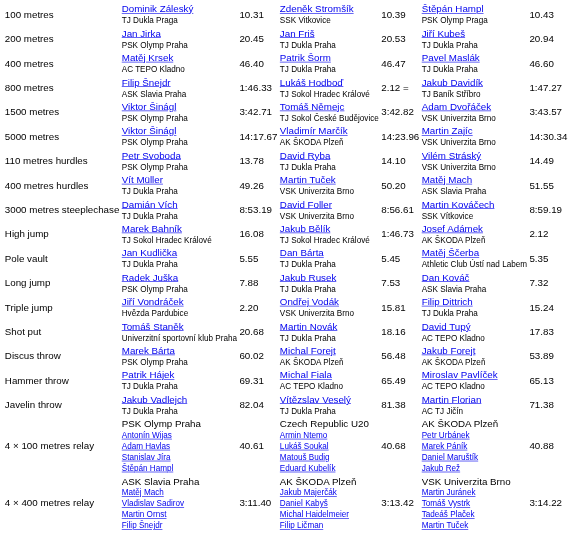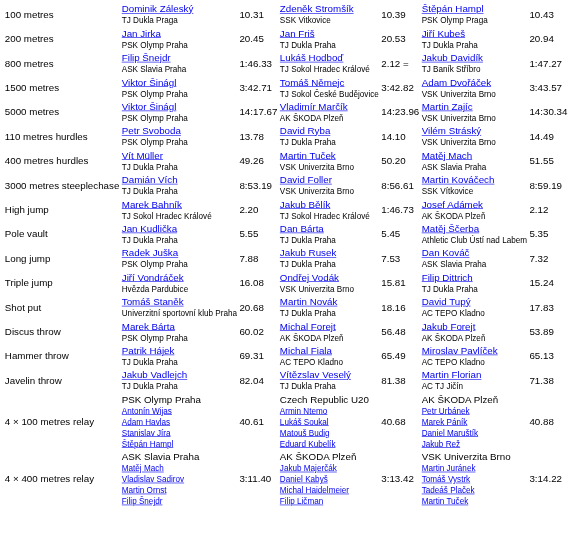- row: (29, 63)
(252, 234) 16.08 -> (249, 210) 2.20
(249, 307) 2.20 -> (252, 283) 16.08
